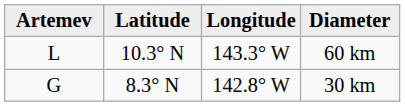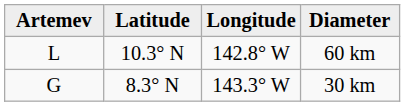(251, 52) 143.3° W -> (251, 52) 142.8° W
(251, 85) 142.8° W -> (251, 85) 143.3° W
